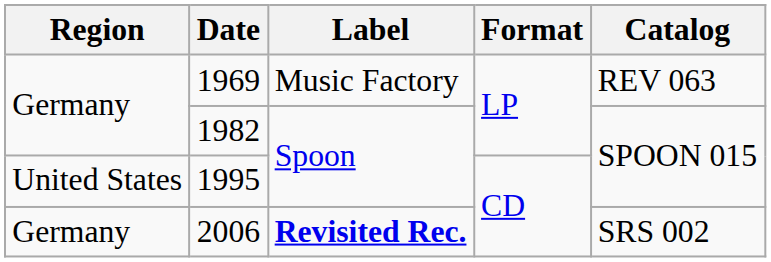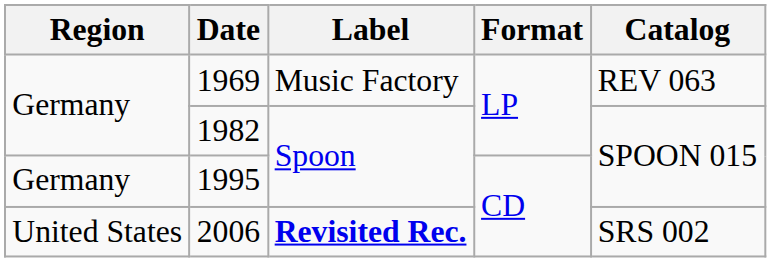(97, 180) United States -> (71, 180) Germany
(71, 230) Germany -> (97, 230) United States
